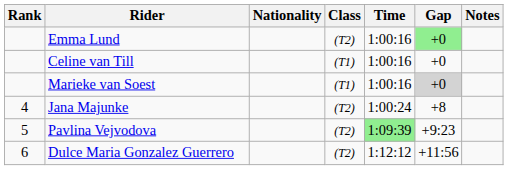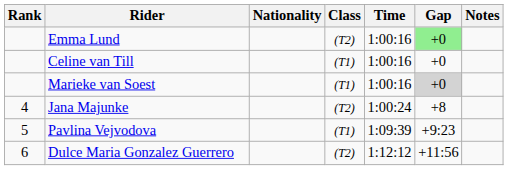(345, 130) (T2) -> (345, 130) (T1)
(390, 130) lightgreen background -> (390, 130) no background
